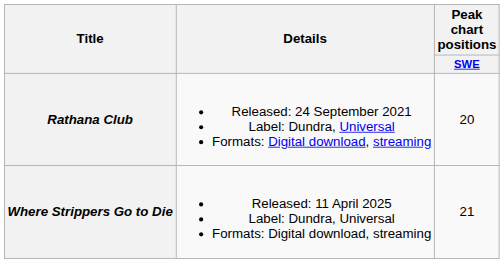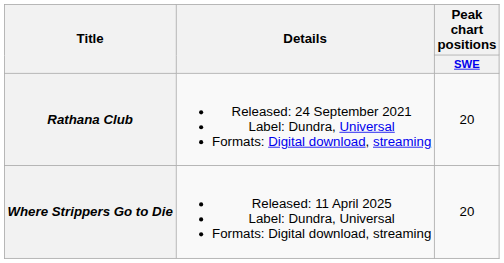(467, 211) 21 -> (467, 211) 20
